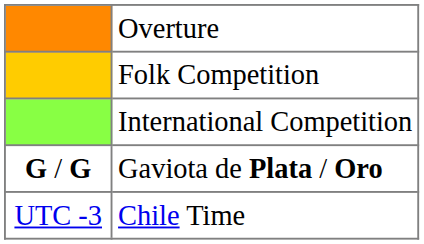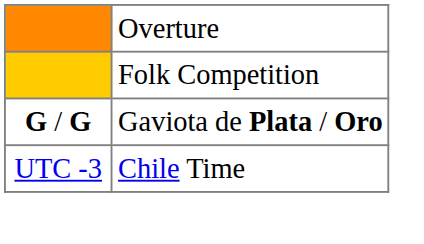- row: (265, 121)
